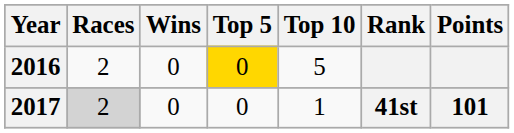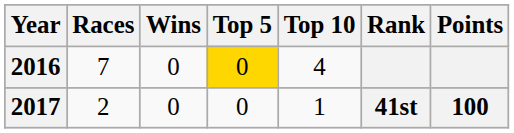(103, 66) 2 -> (103, 66) 7
(319, 66) 5 -> (319, 66) 4
(103, 107) lightgrey background -> (103, 107) no background
(470, 107) 101 -> (470, 107) 100
